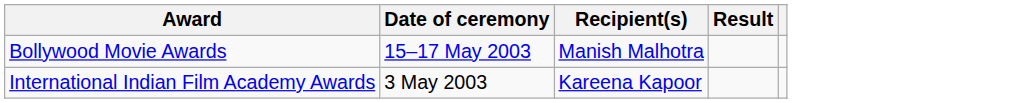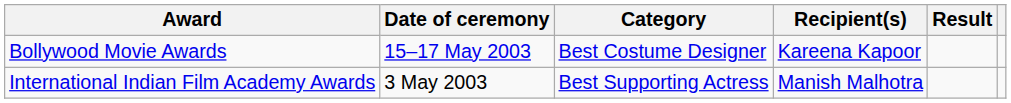+ column: (664, 20)
(631, 51) Manish Malhotra -> (849, 51) Kareena Kapoor
(630, 82) Kareena Kapoor -> (850, 82) Manish Malhotra
